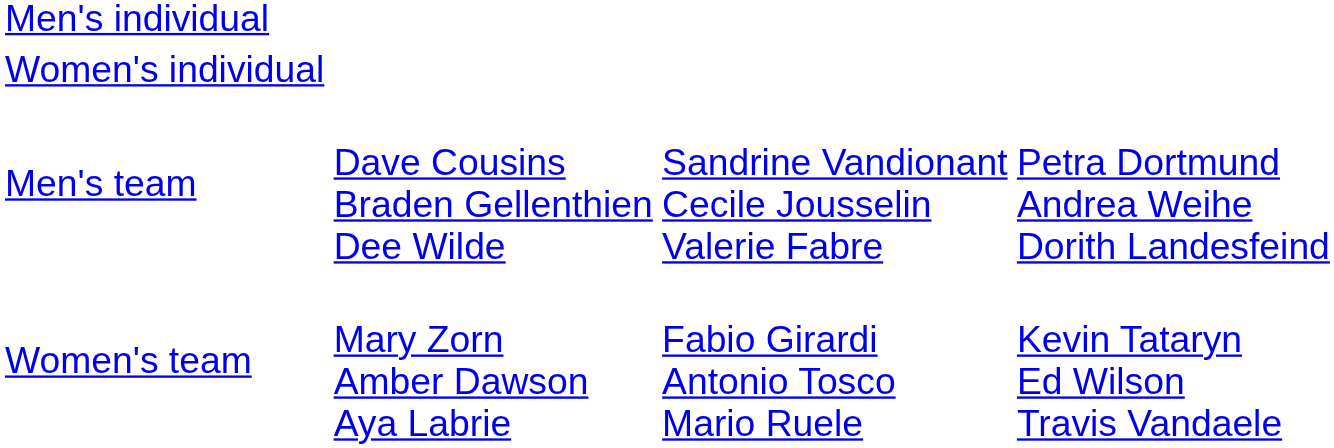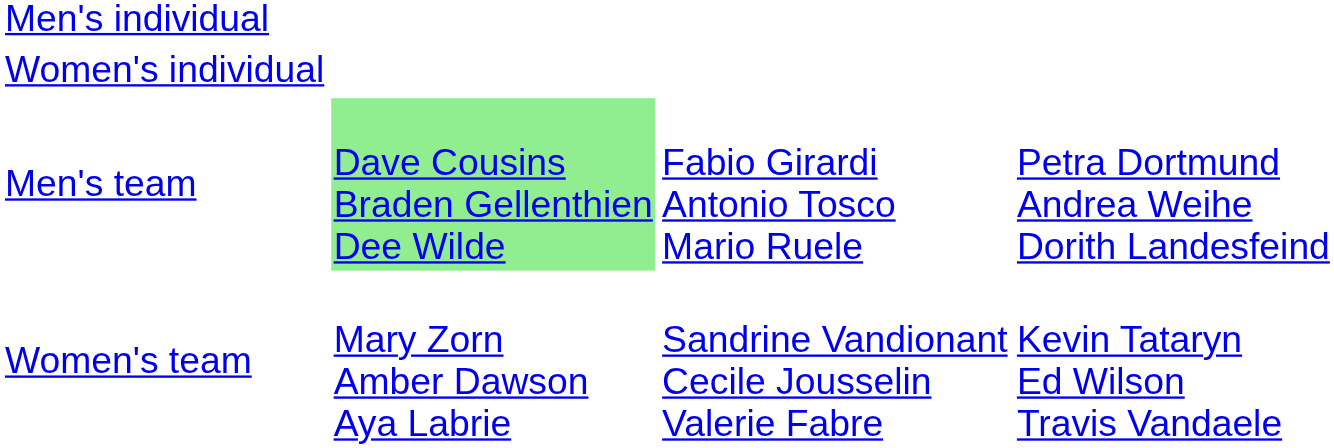(493, 204) no background -> (493, 204) lightgreen background
(835, 204) Sandrine Vandionant Cecile Jousselin Valerie Fabre -> (779, 204) Fabio Girardi Antonio Tosco Mario Ruele
(779, 381) Fabio Girardi Antonio Tosco Mario Ruele -> (835, 381) Sandrine Vandionant Cecile Jousselin Valerie Fabre
